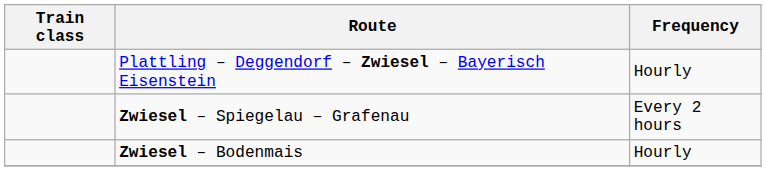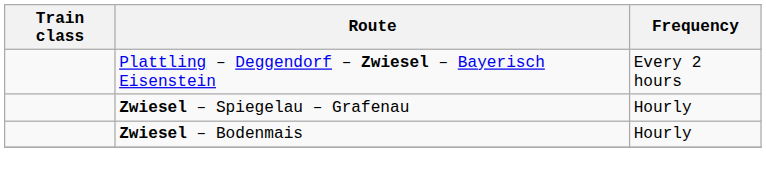(663, 72) Hourly -> (668, 72) Every 2 hours
(668, 117) Every 2 hours -> (663, 108) Hourly
